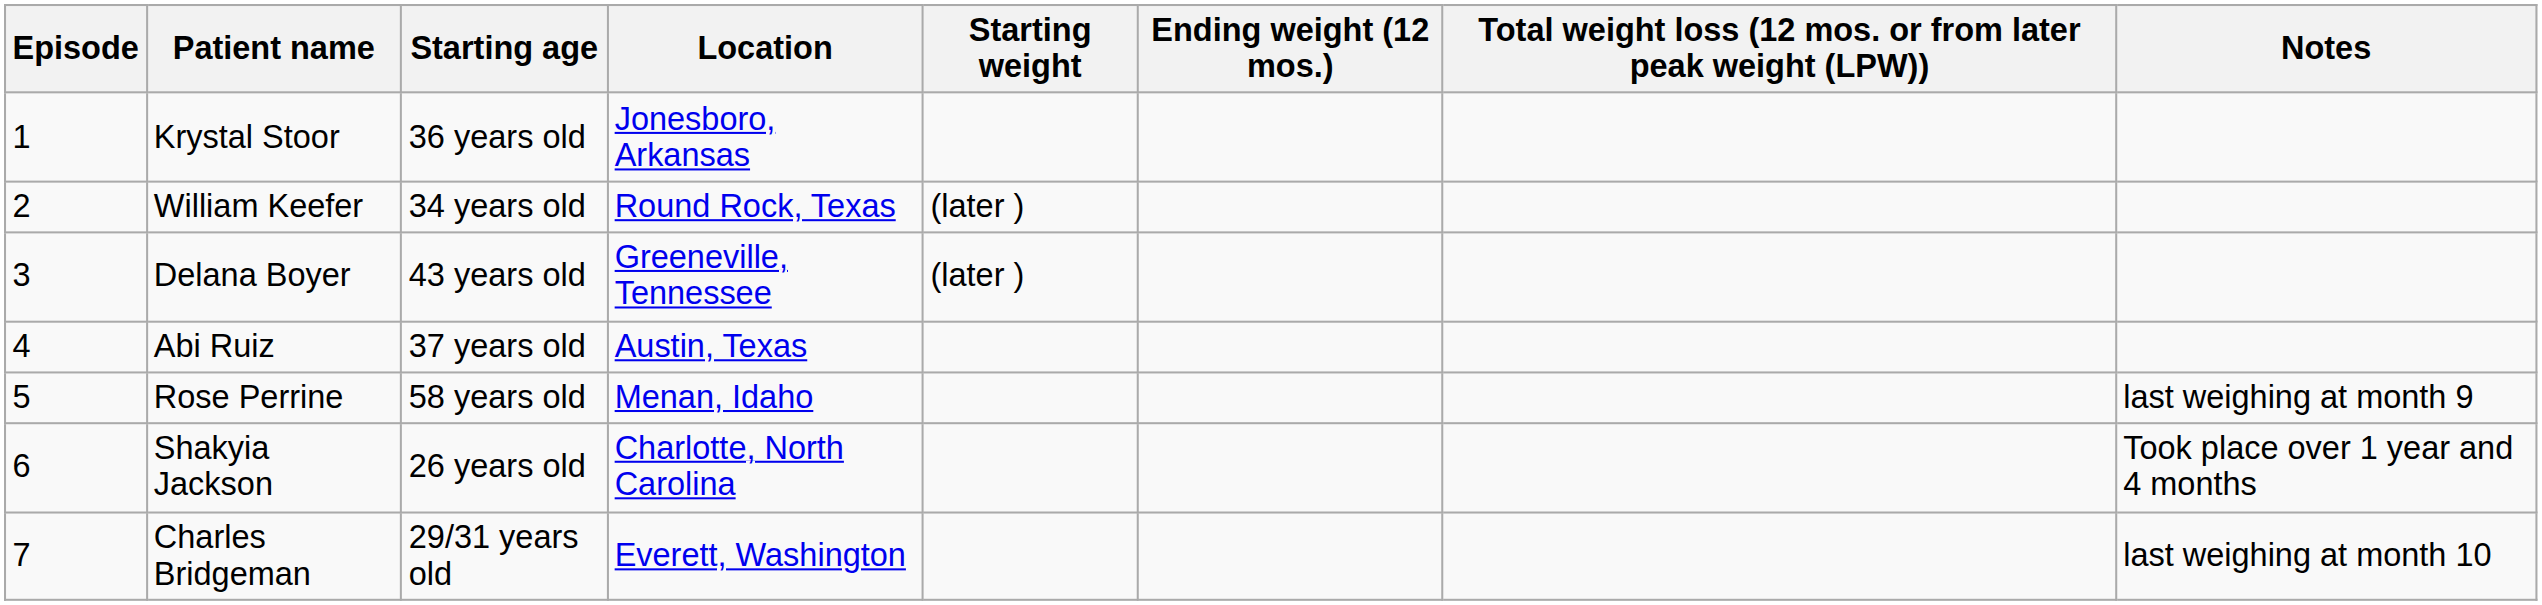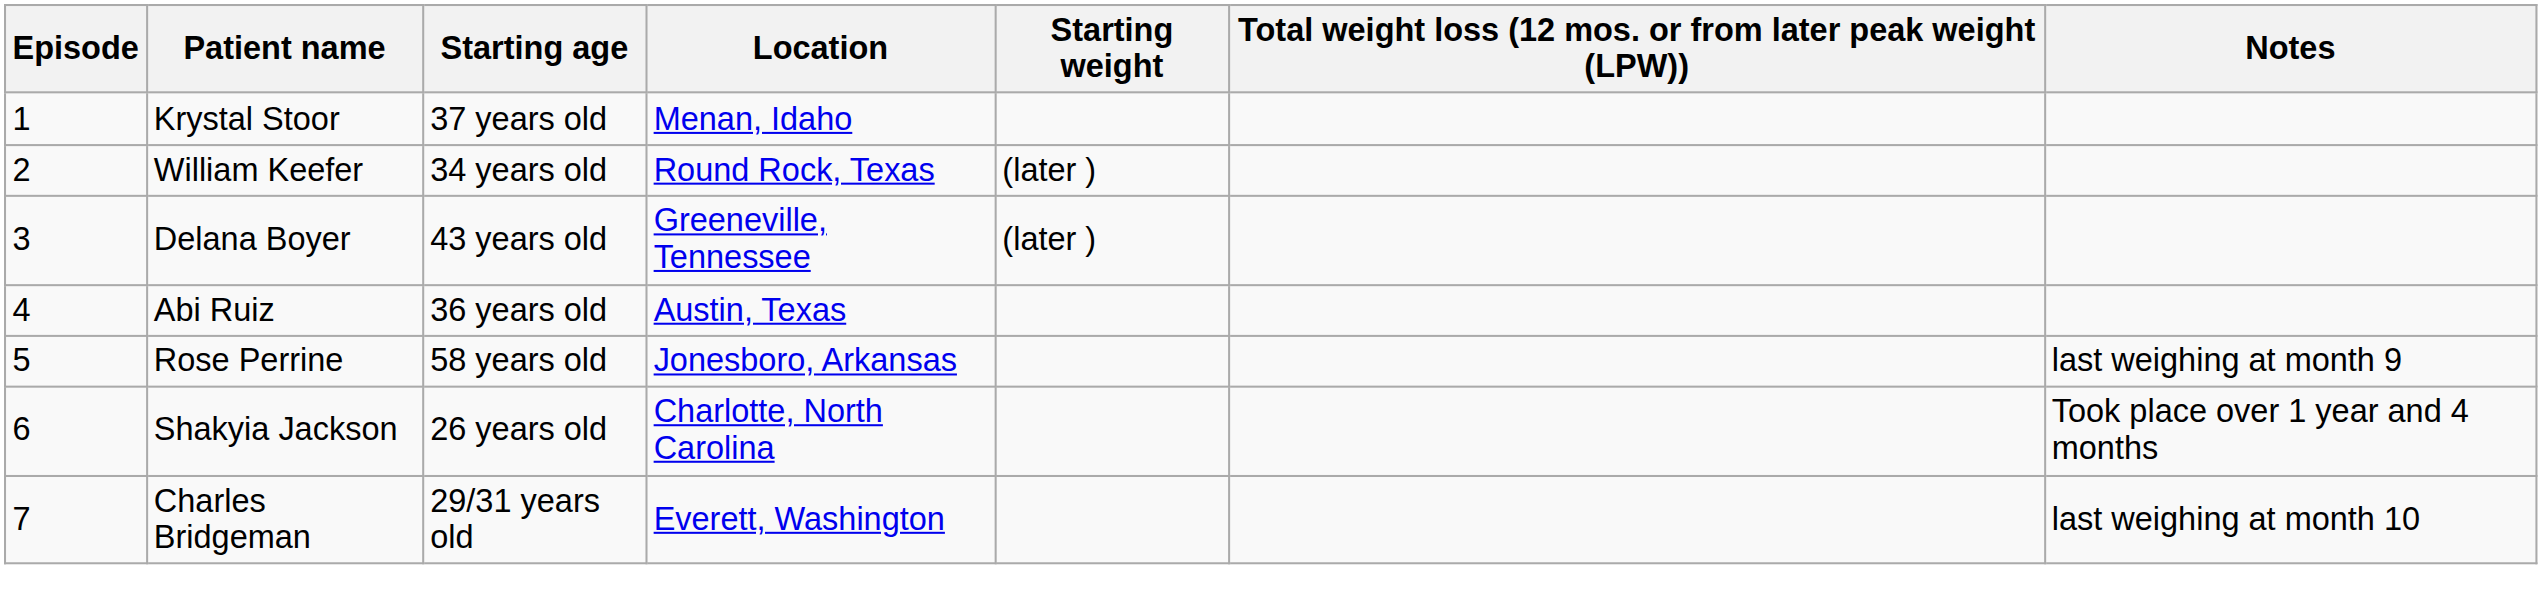- column: (1290, 48)
(497, 136) 36 years old -> (519, 118) 37 years old
(695, 136) Jonesboro, Arkansas -> (753, 118) Menan, Idaho
(497, 345) 37 years old -> (519, 309) 36 years old
(714, 397) Menan, Idaho -> (805, 360) Jonesboro, Arkansas
